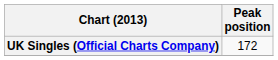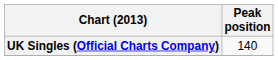(247, 45) 172 -> (247, 45) 140
